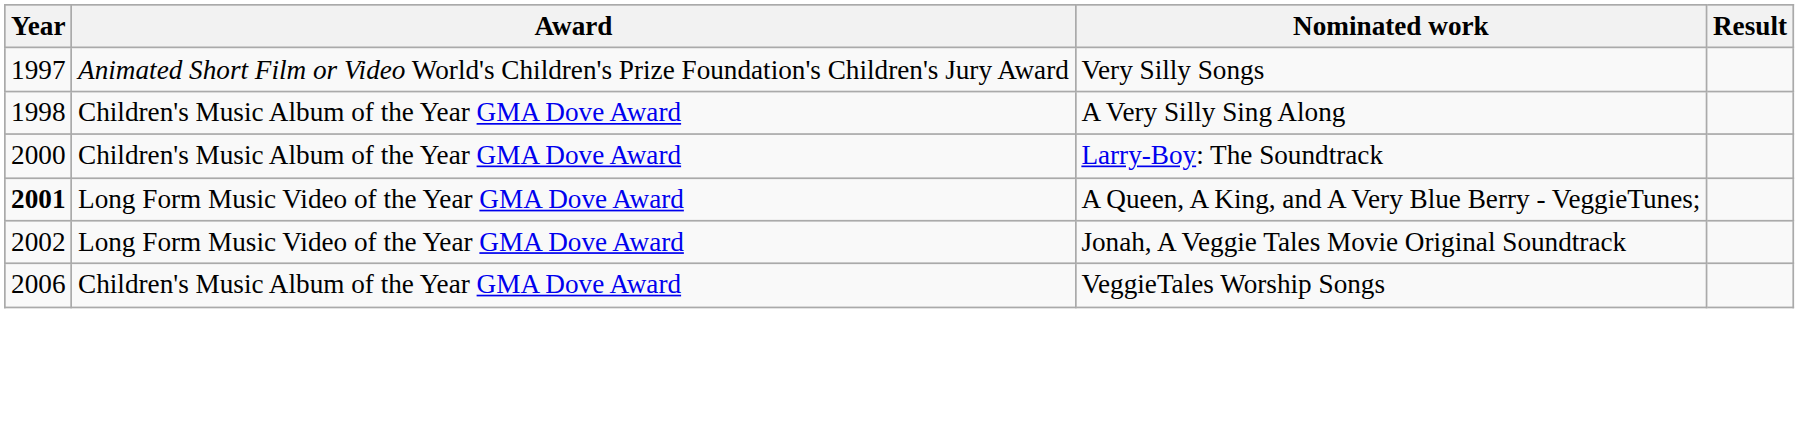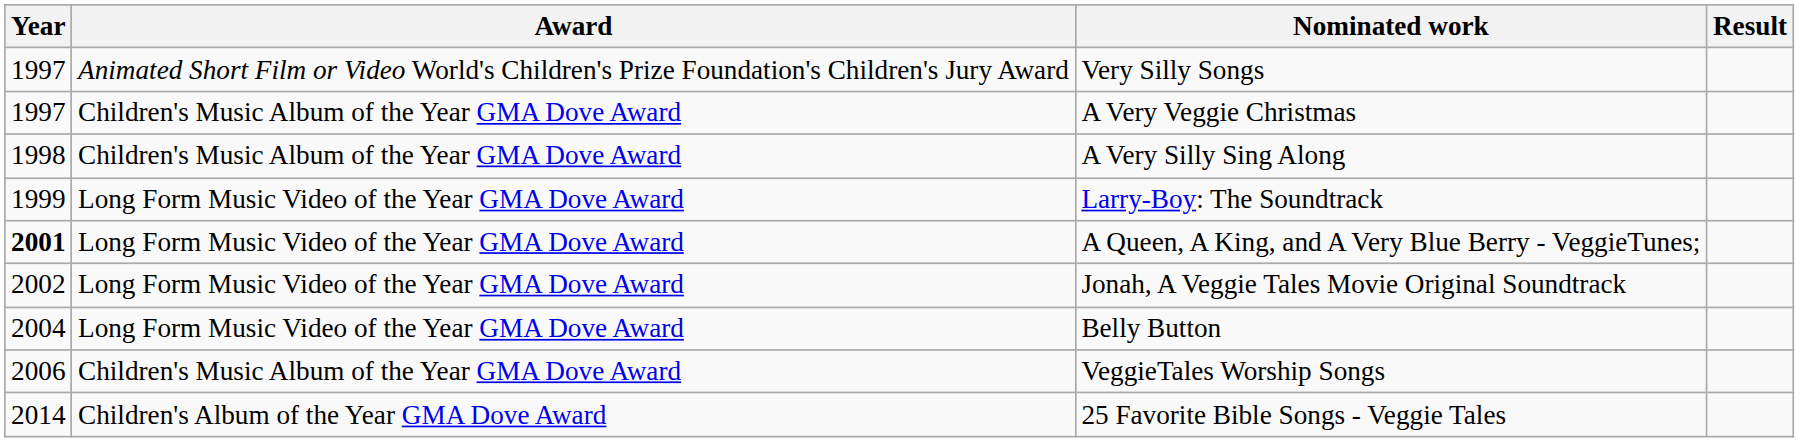+ row: (1219, 112)
(38, 155) 2000 -> (38, 198) 1999
(380, 155) Children's Music Album of the Year GMA Dove Award -> (381, 198) Long Form Music Video of the Year GMA Dove Award
+ row: (1151, 328)
+ row: (1294, 414)
